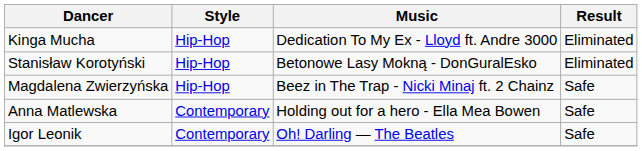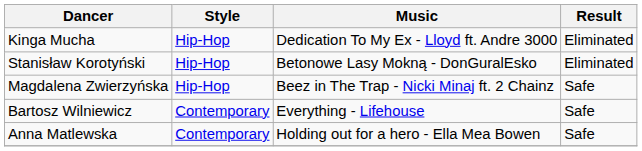+ row: (70, 110)
- row: (45, 134)
